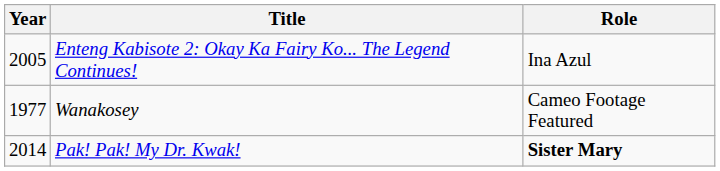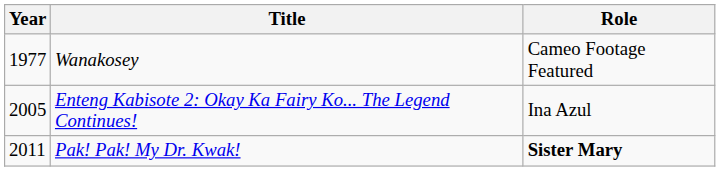rows swapped: (97, 110) <-> (252, 59)
(28, 150) 2014 -> (27, 150) 2011
